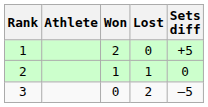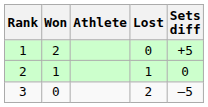columns swapped: (71, 22) <-> (116, 22)
